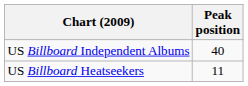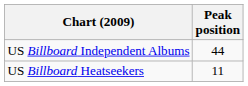(218, 50) 40 -> (218, 50) 44
